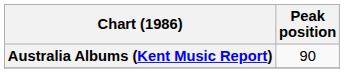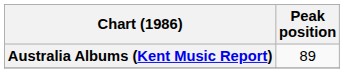(308, 56) 90 -> (308, 56) 89
